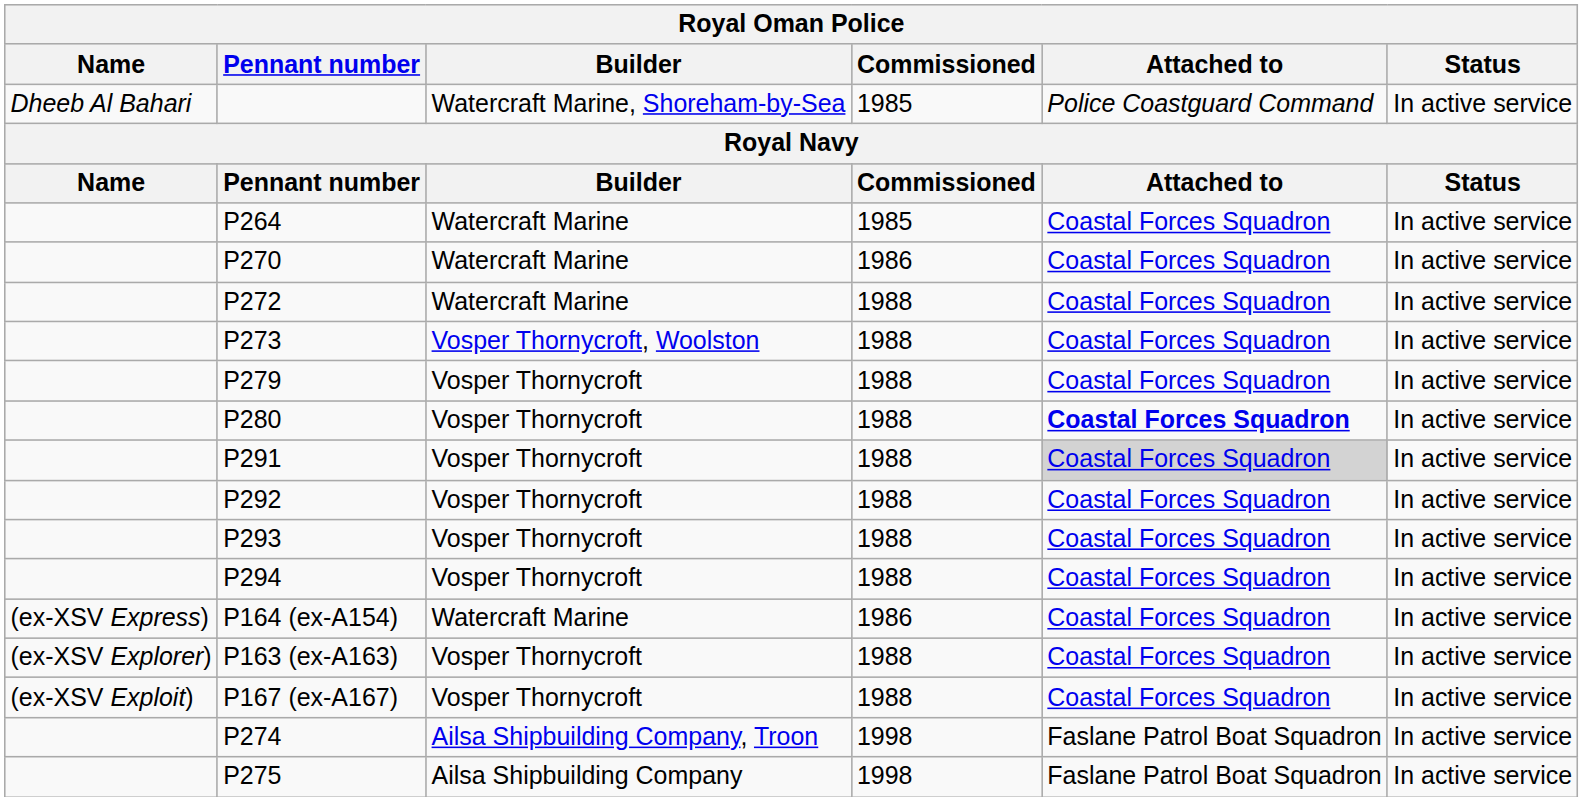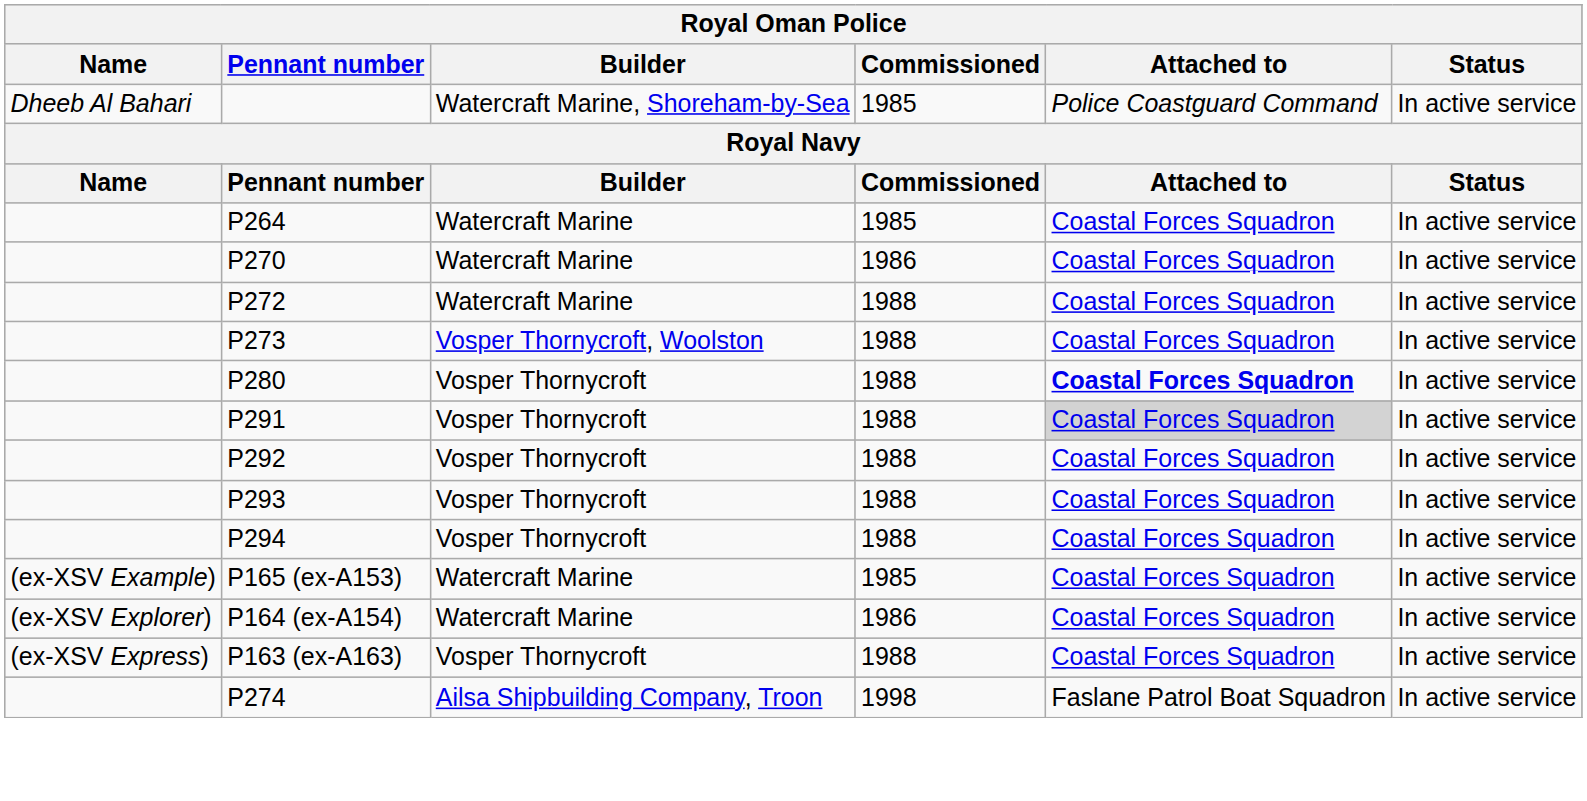- row: (252, 380)
+ row: (315, 578)
(110, 618) (ex-XSV Express) -> (111, 618) (ex-XSV Explorer)
(111, 657) (ex-XSV Explorer) -> (110, 657) (ex-XSV Express)
- row: (311, 697)
- row: (252, 776)
